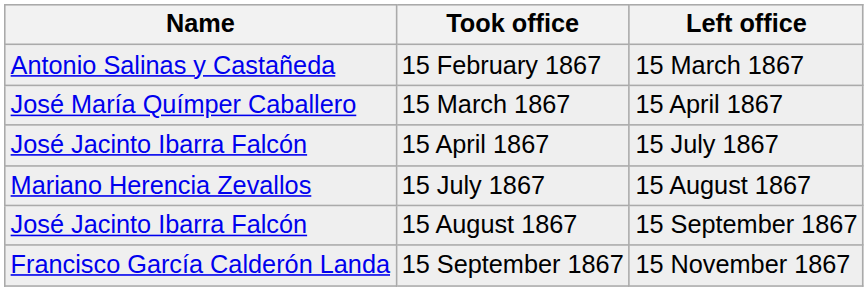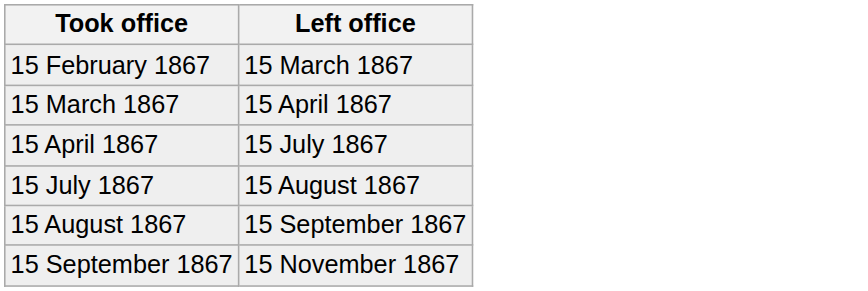- column: (200, 24)
